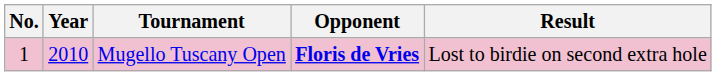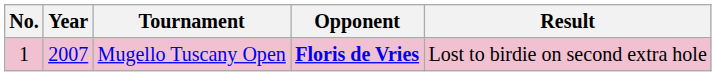(68, 54) 2010 -> (68, 54) 2007
